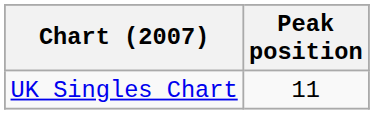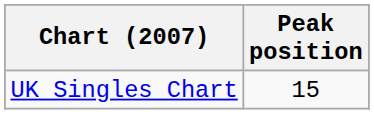(306, 90) 11 -> (306, 90) 15
